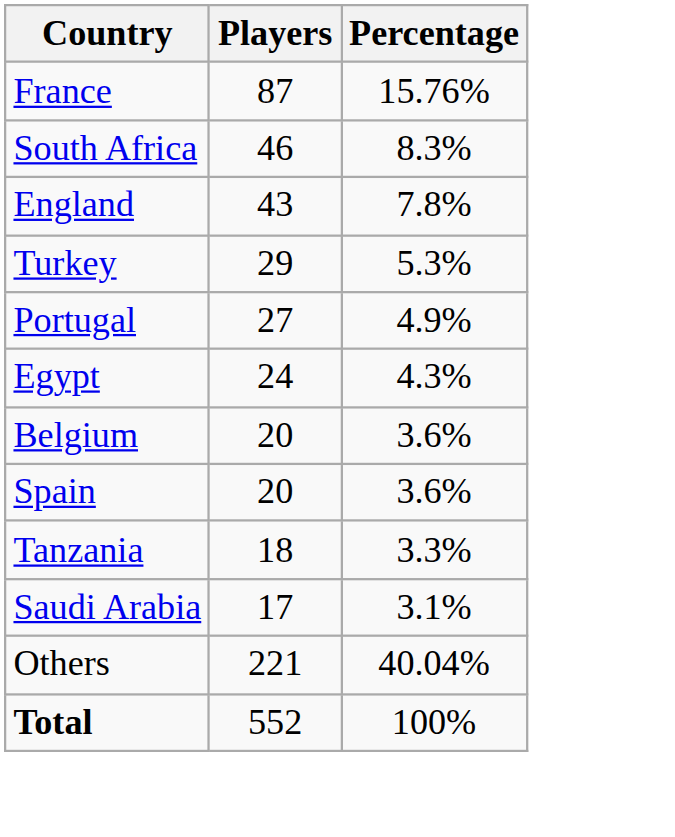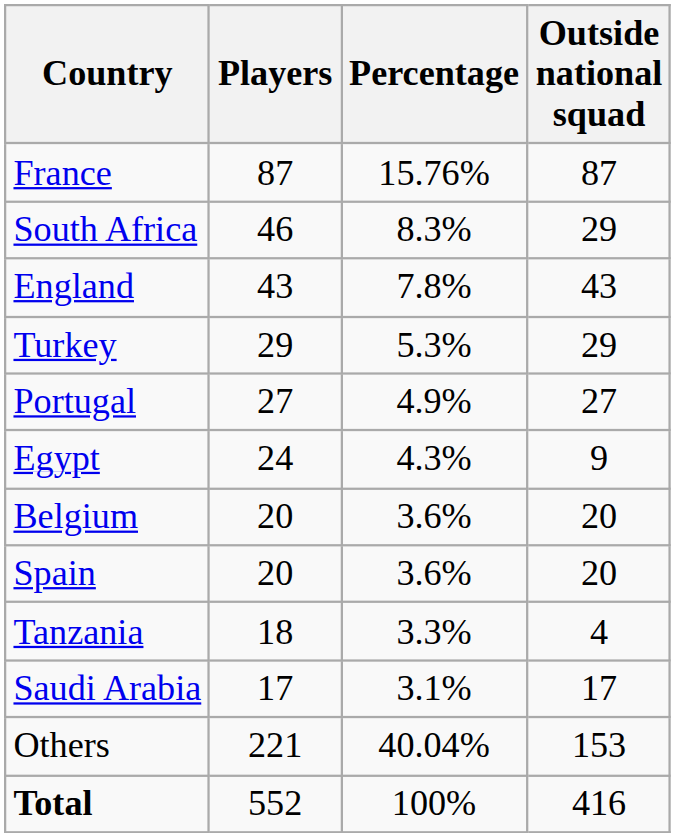+ column: (599, 73)
